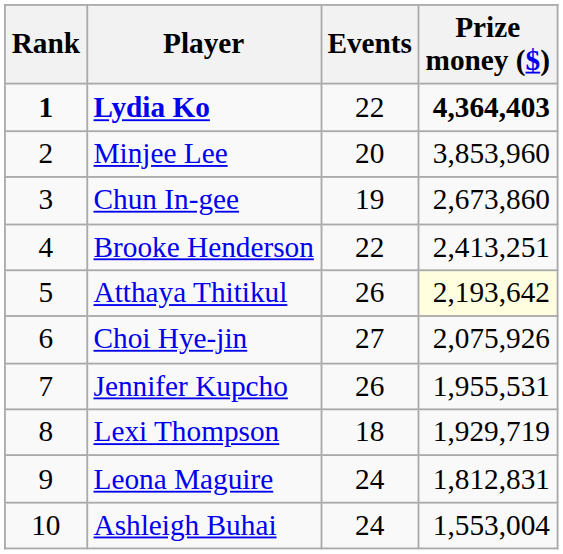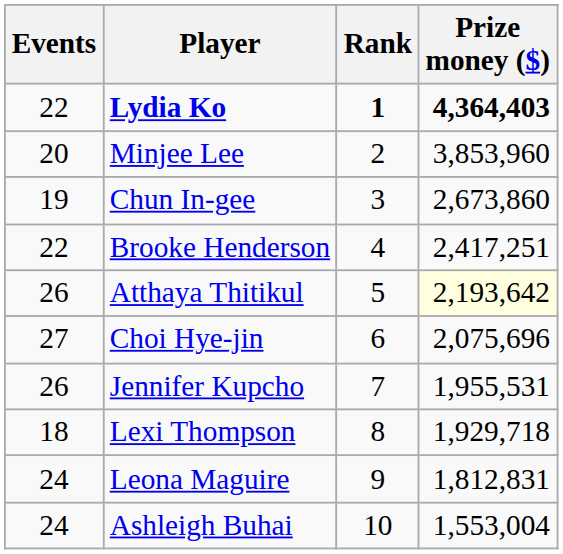columns swapped: (46, 44) <-> (370, 44)
(491, 246) 2,413,251 -> (491, 246) 2,417,251
(491, 339) 2,075,926 -> (491, 339) 2,075,696
(491, 432) 1,929,719 -> (491, 432) 1,929,718
